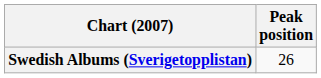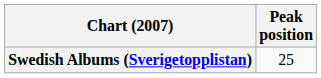(286, 60) 26 -> (286, 60) 25
